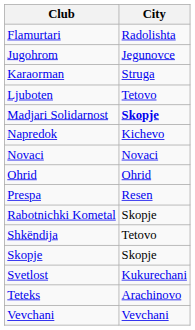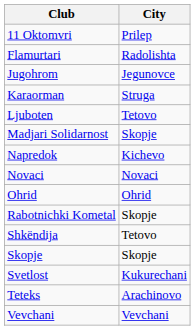+ row: (40, 34)
(140, 114) bold -> (139, 134) normal
- row: (24, 194)
